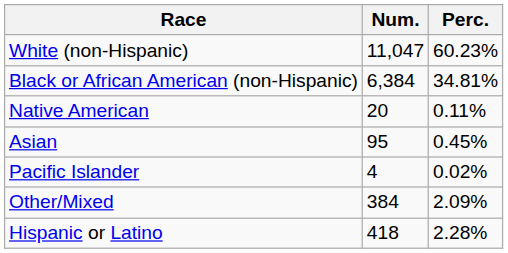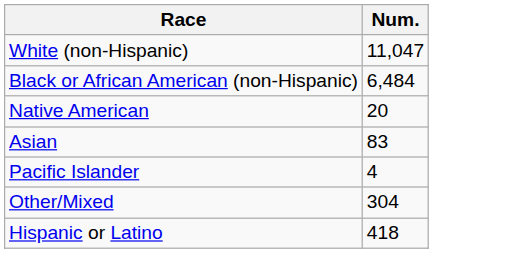- column: (466, 19)
(391, 80) 6,384 -> (391, 80) 6,484
(377, 141) 95 -> (377, 141) 83
(383, 202) 384 -> (383, 202) 304
